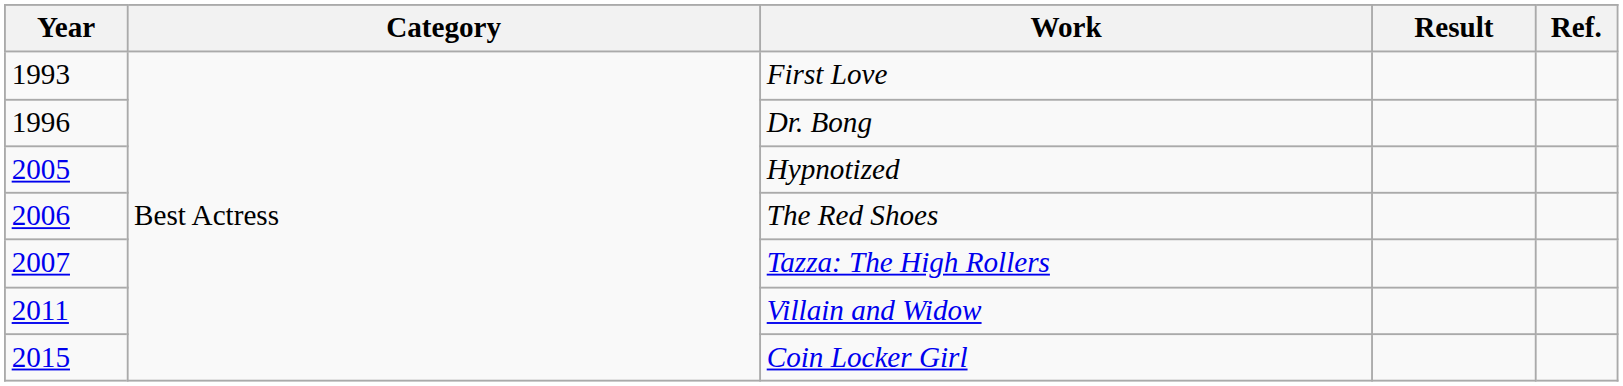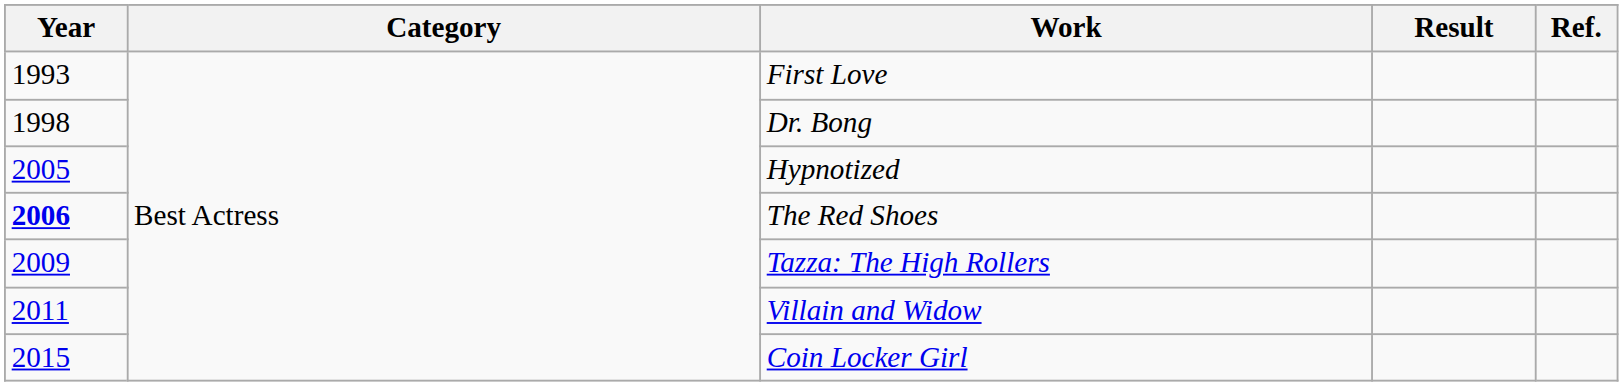(41, 121) 1996 -> (41, 121) 1998
(41, 215) normal -> (41, 215) bold
(41, 262) 2007 -> (41, 262) 2009
